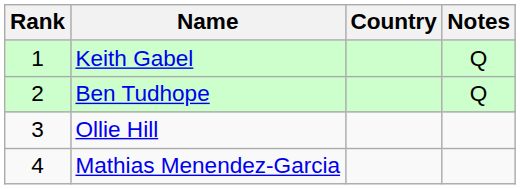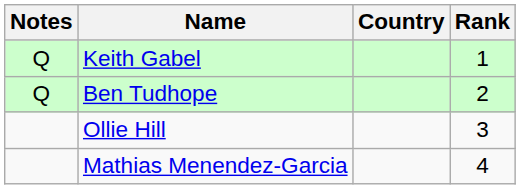columns swapped: (37, 22) <-> (479, 22)
